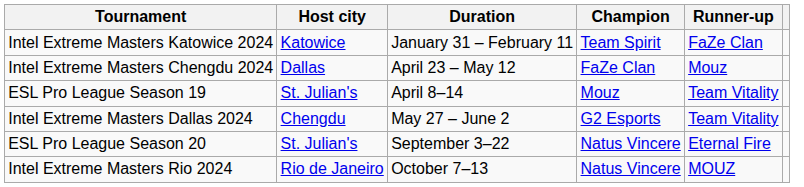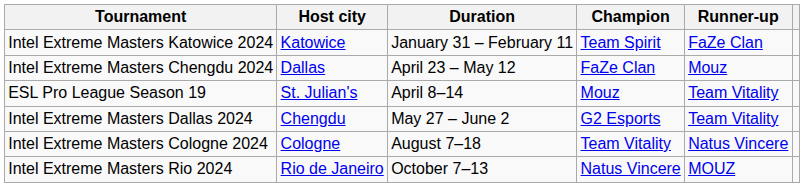+ row: (138, 144)
- row: (107, 144)
